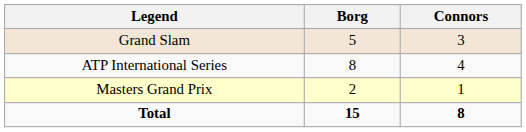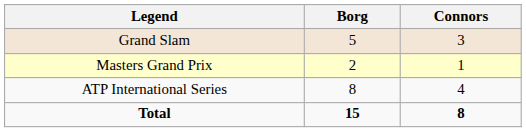rows swapped: (154, 89) <-> (154, 65)
